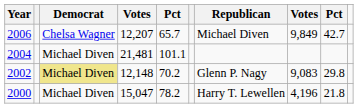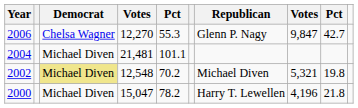(137, 34) 12,207 -> (137, 34) 12,270
(169, 34) 65.7 -> (169, 34) 55.3
(233, 34) Michael Diven -> (232, 34) Glenn P. Nagy
(304, 34) 9,849 -> (304, 34) 9,847
(137, 73) 12,148 -> (137, 73) 12,548
(232, 73) Glenn P. Nagy -> (233, 73) Michael Diven
(304, 73) 9,083 -> (304, 73) 5,321
(334, 73) 29.8 -> (334, 73) 19.8
